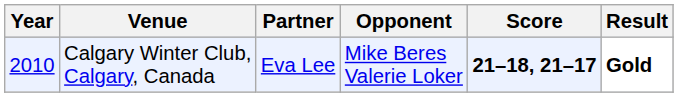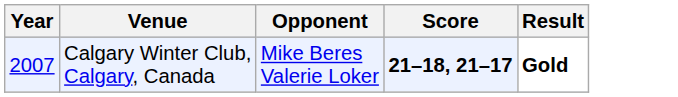- column: (298, 21)
(32, 64) 2010 -> (32, 64) 2007
